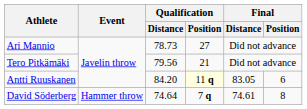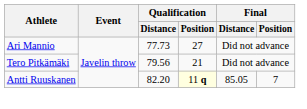(165, 46) 78.73 -> (158, 46) 77.73
(165, 79) 84.20 -> (158, 79) 82.20
(244, 79) 83.05 -> (236, 79) 85.05
(283, 79) 6 -> (276, 79) 7
- row: (41, 96)
